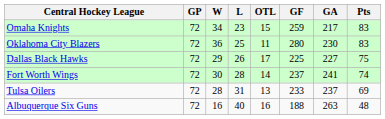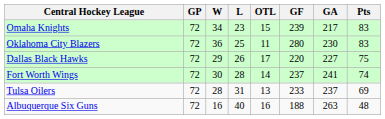(297, 28) 259 -> (297, 28) 239
(297, 59) 225 -> (297, 59) 220
